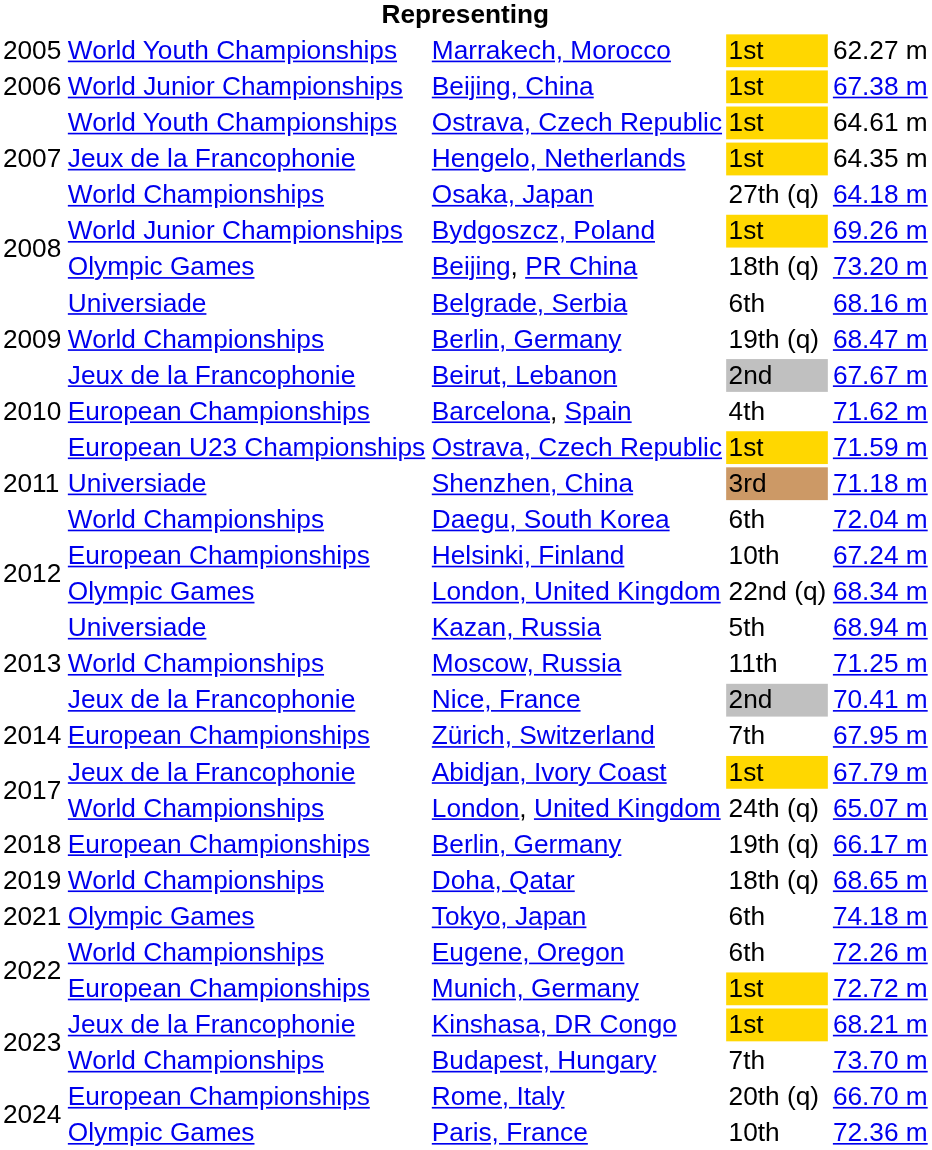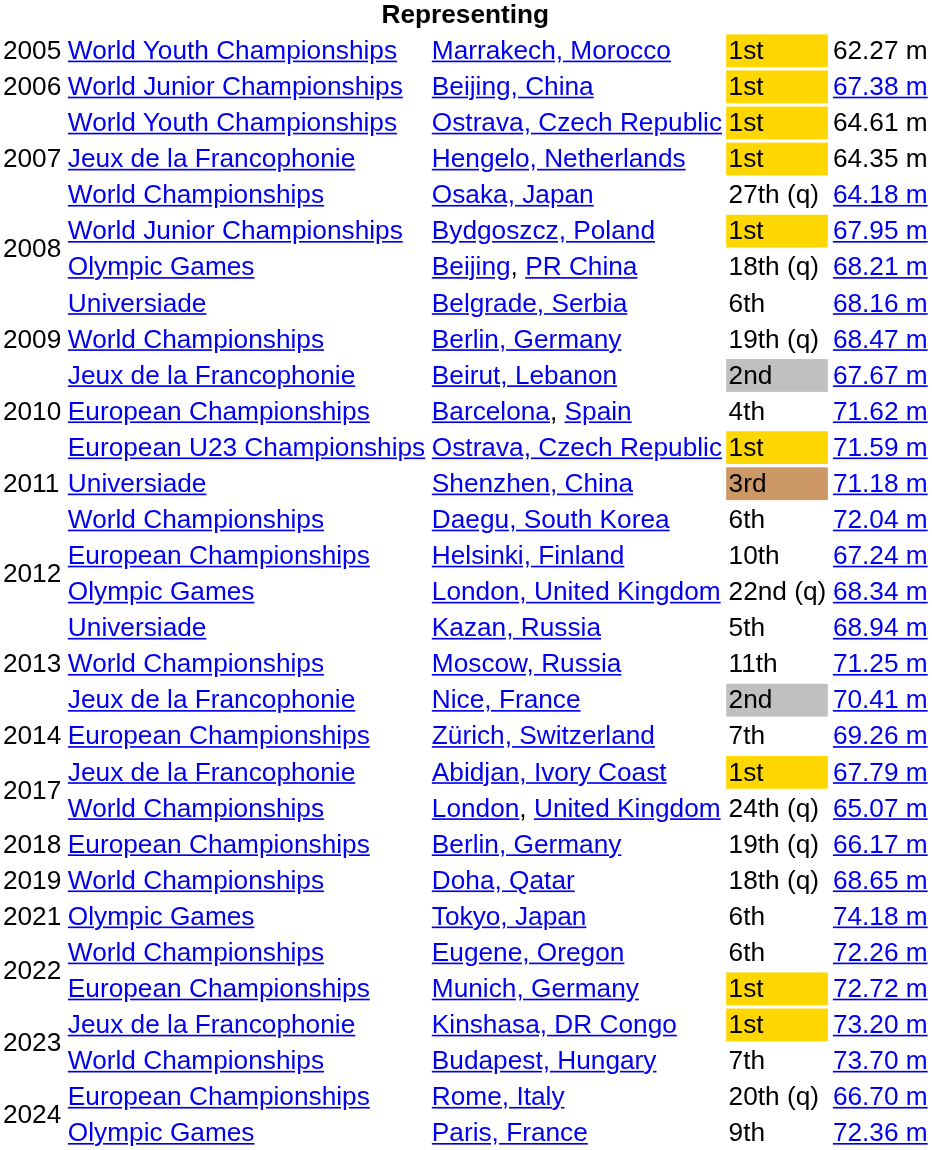(880, 230) 69.26 m -> (880, 230) 67.95 m
(880, 266) 73.20 m -> (880, 266) 68.21 m
(880, 735) 67.95 m -> (880, 735) 69.26 m
(880, 1024) 68.21 m -> (880, 1024) 73.20 m
(754, 1132) 10th -> (747, 1132) 9th
